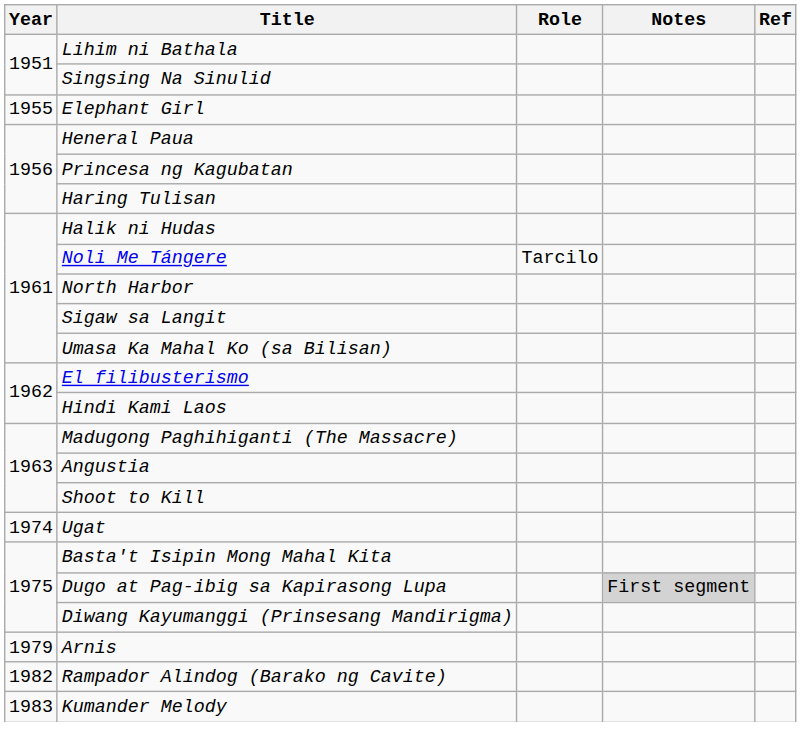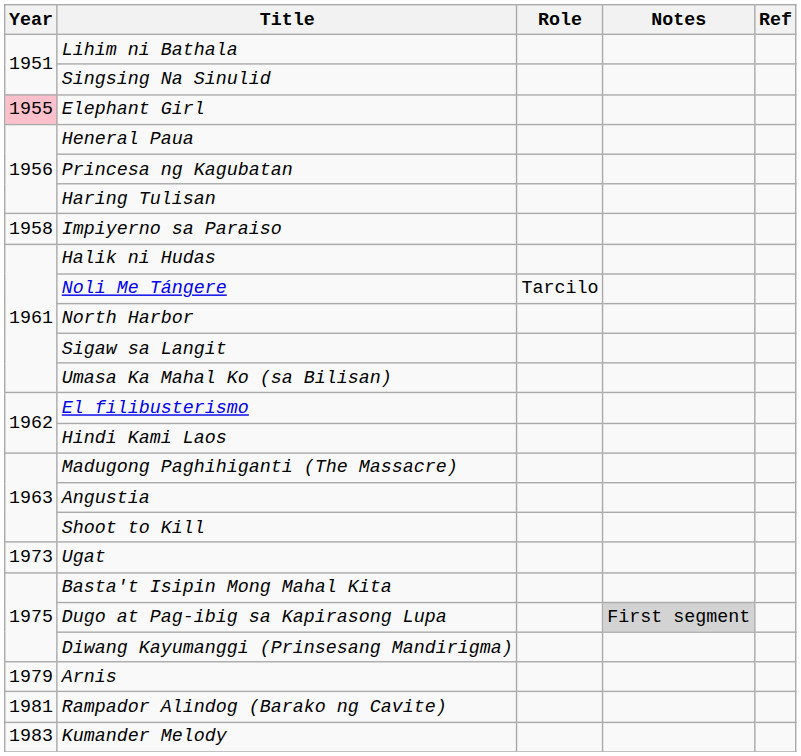(31, 109) no background -> (31, 109) pink background
+ row: (172, 229)
(31, 528) 1974 -> (31, 557) 1973
(31, 677) 1982 -> (31, 707) 1981
